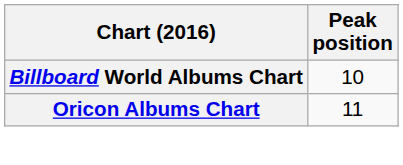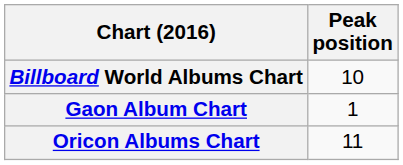+ row: (156, 109)
